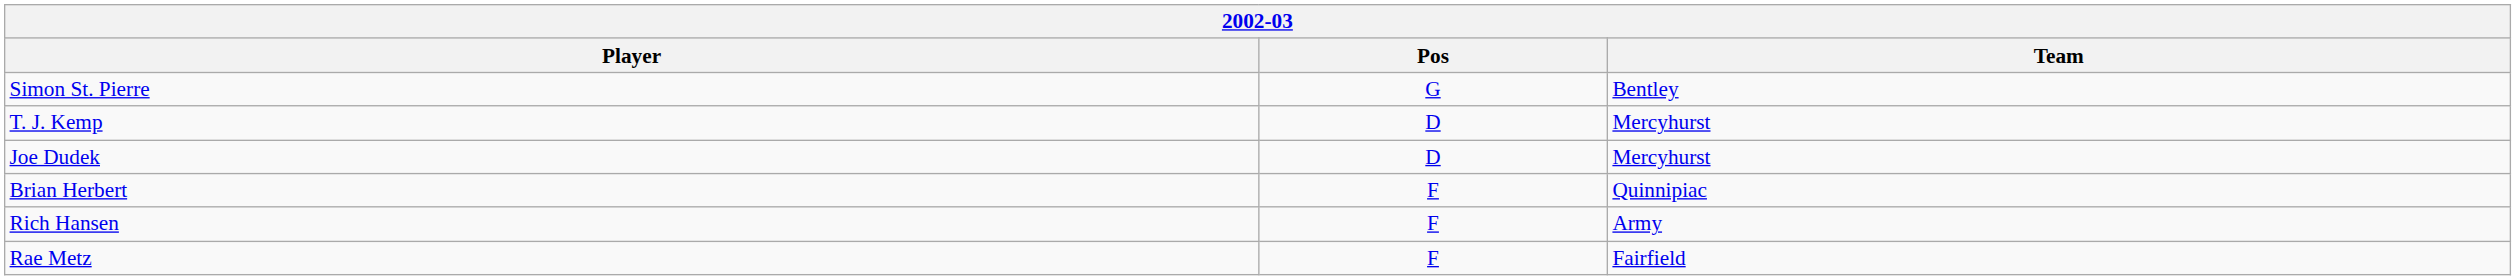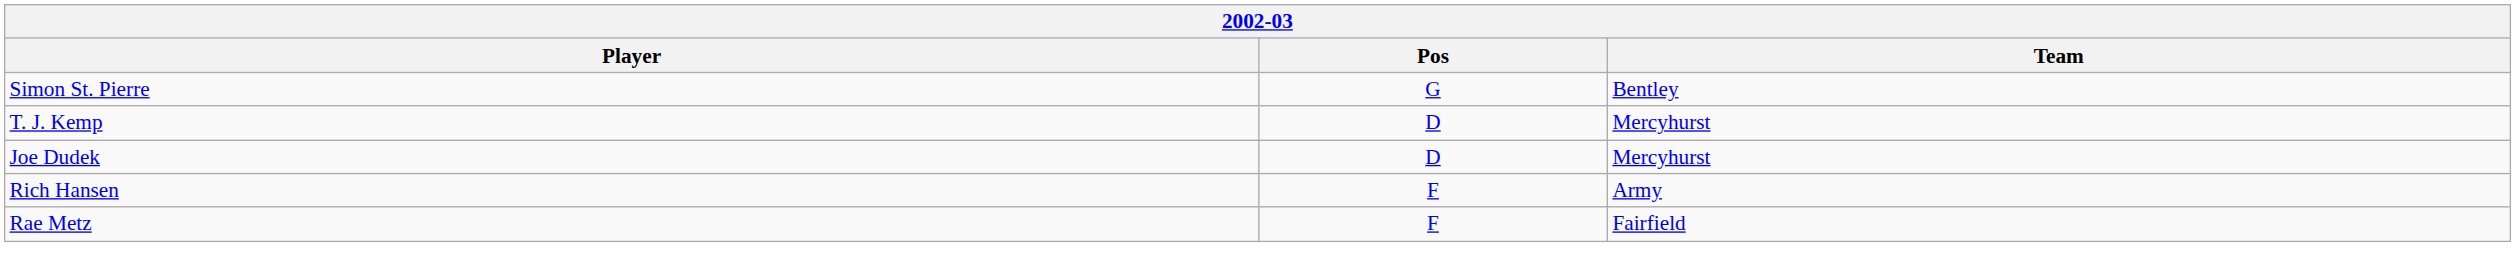- row: (68, 190)
